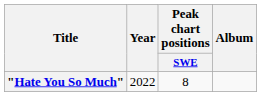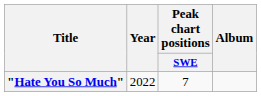(185, 81) 8 -> (185, 81) 7
